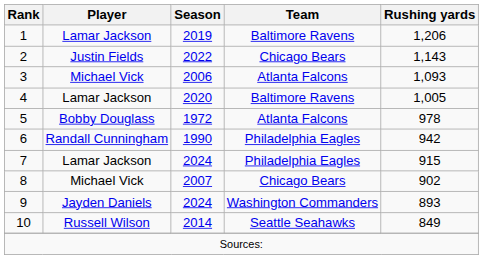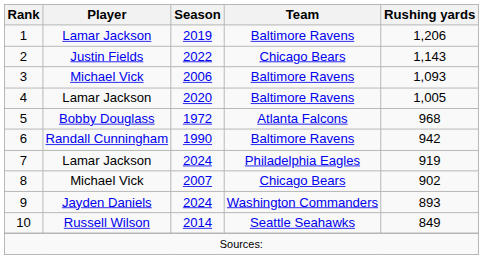(302, 77) Atlanta Falcons -> (302, 77) Baltimore Ravens
(430, 118) 978 -> (430, 118) 968
(302, 139) Philadelphia Eagles -> (302, 139) Baltimore Ravens
(430, 160) 915 -> (430, 160) 919
